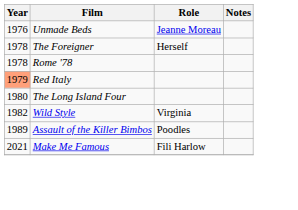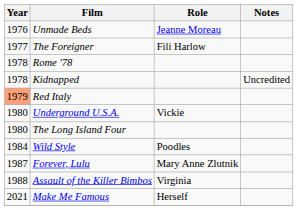(17, 46) 1978 -> (17, 46) 1977
(172, 46) Herself -> (181, 46) Fili Harlow
+ row: (56, 79)
+ row: (76, 113)
(17, 113) 1982 -> (17, 146) 1984
(174, 113) Virginia -> (173, 146) Poodles
+ row: (61, 163)
(17, 130) 1989 -> (17, 180) 1988
(173, 130) Poodles -> (174, 180) Virginia
(181, 146) Fili Harlow -> (172, 197) Herself
